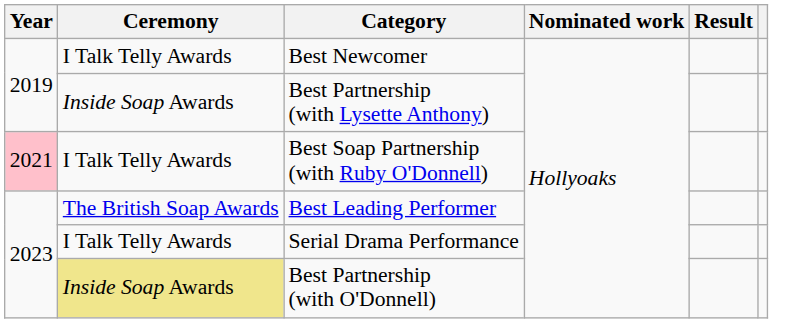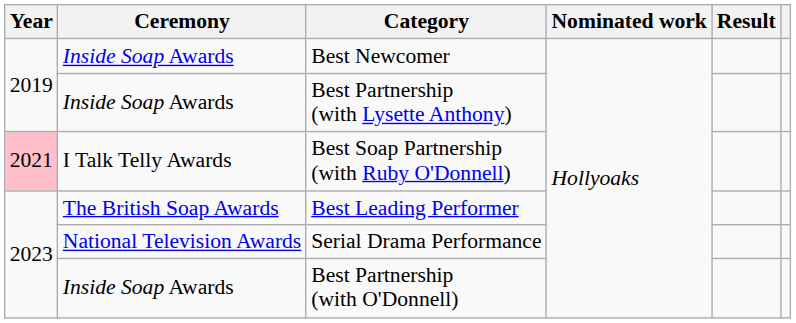(147, 55) I Talk Telly Awards -> (148, 55) Inside Soap Awards
(147, 241) I Talk Telly Awards -> (182, 241) National Television Awards
(148, 287) khaki background -> (148, 287) no background
